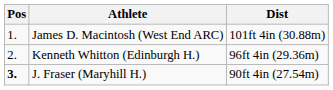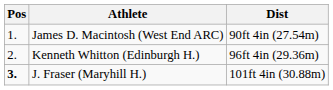(277, 34) 101ft 4in (30.88m) -> (274, 34) 90ft 4in (27.54m)
(274, 74) 90ft 4in (27.54m) -> (277, 74) 101ft 4in (30.88m)
